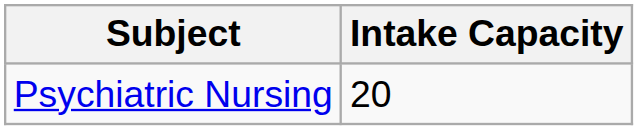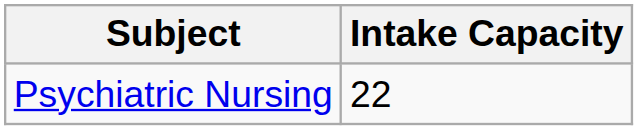(371, 93) 20 -> (371, 93) 22
